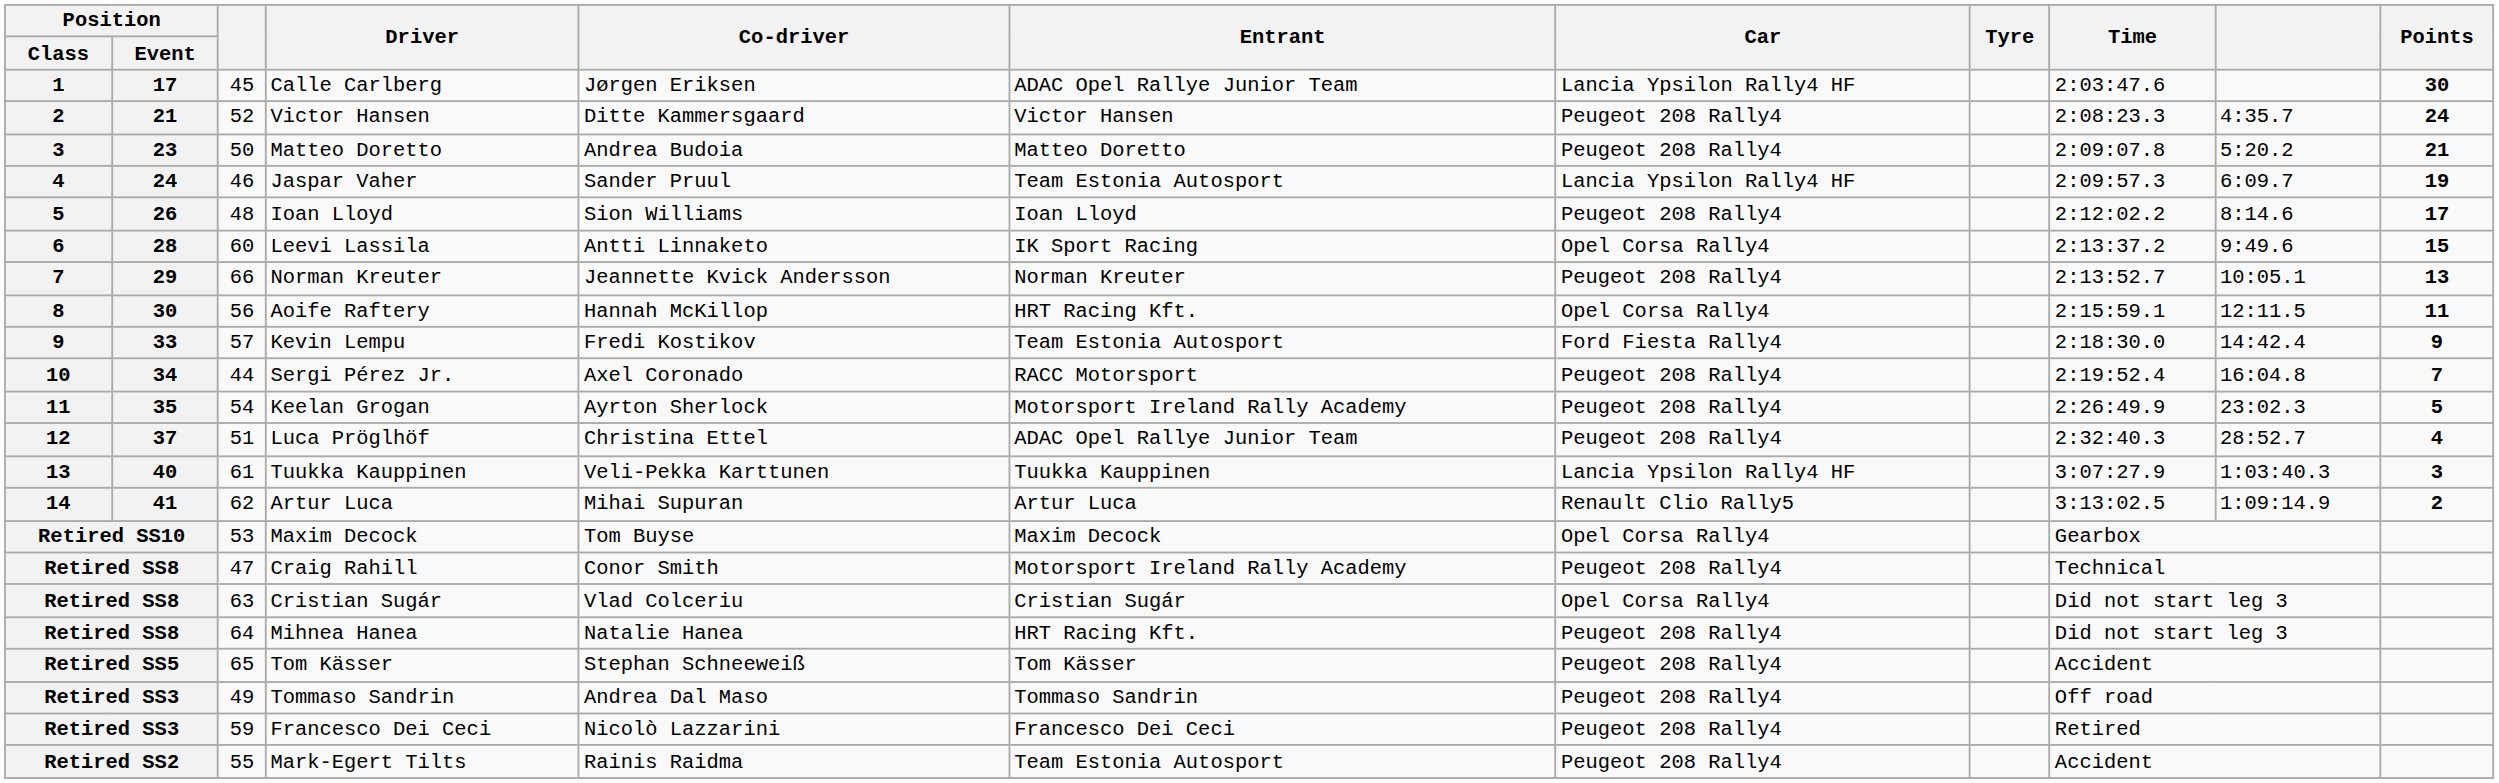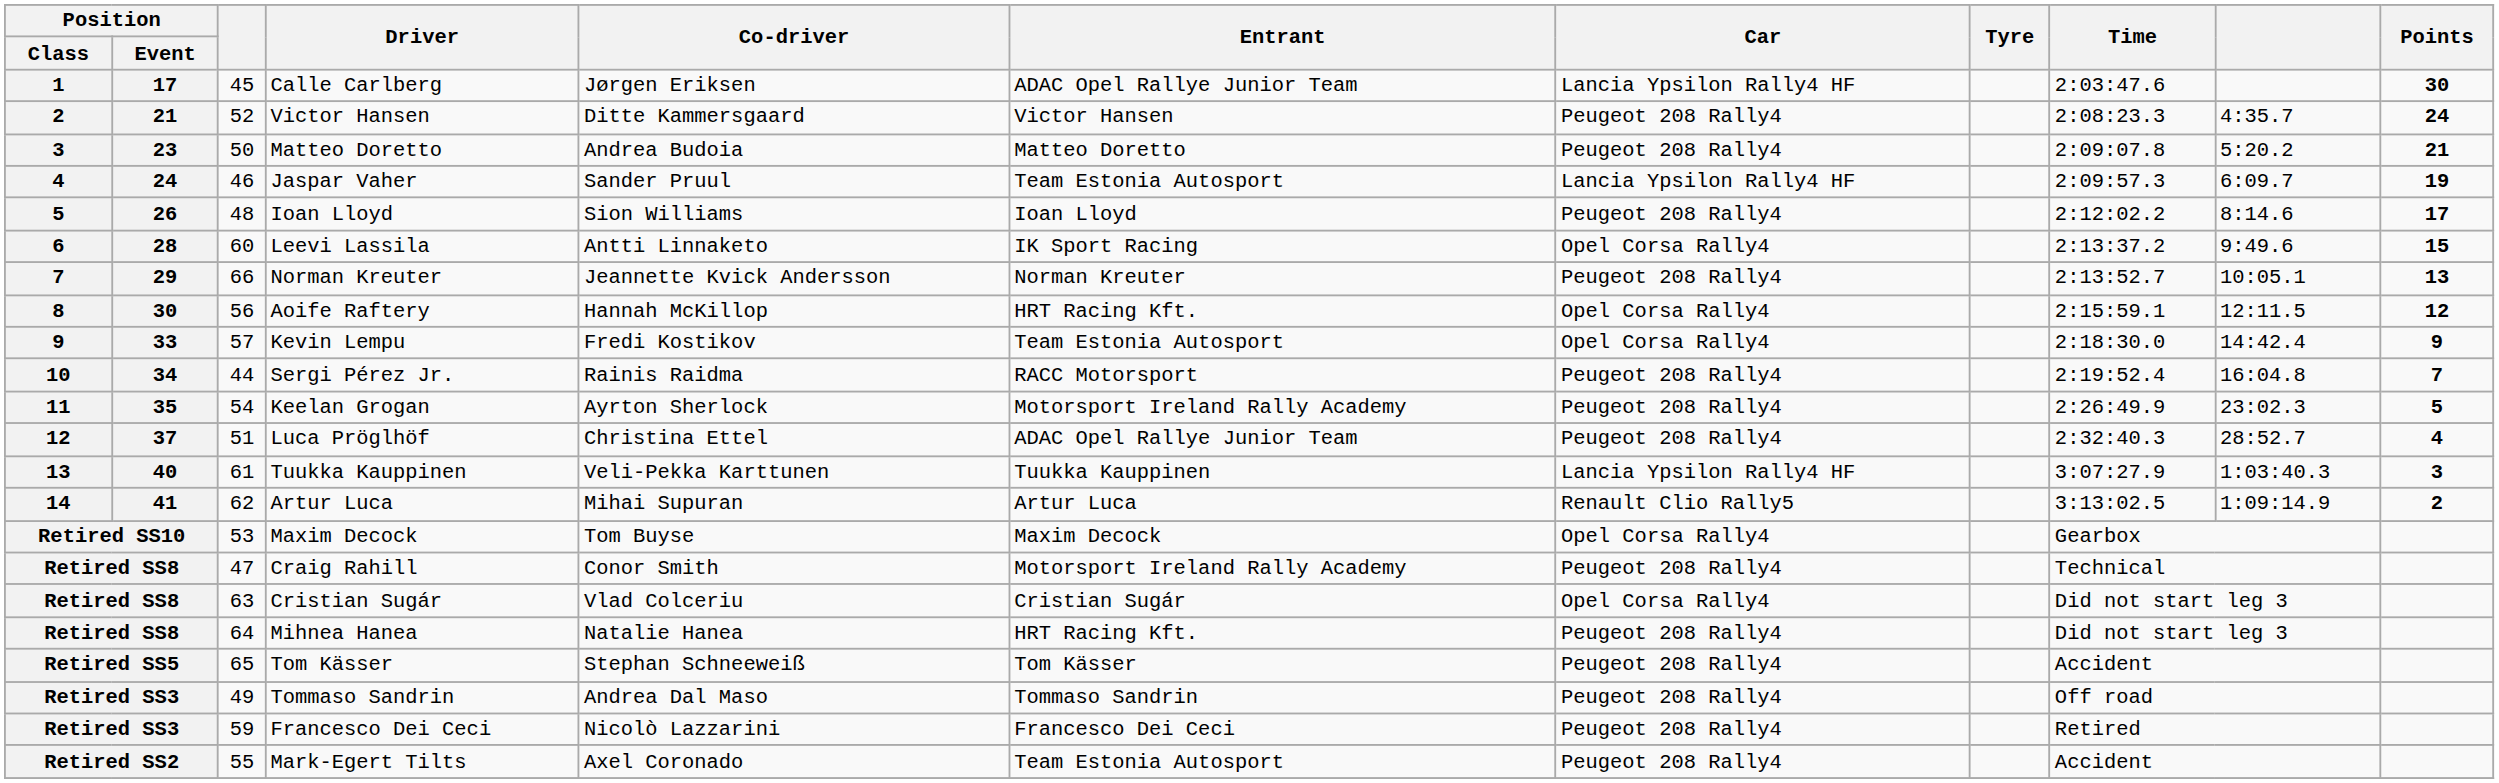(2437, 311) 11 -> (2437, 311) 12
(1671, 343) Ford Fiesta Rally4 -> (1665, 343) Opel Corsa Rally4
(664, 375) Axel Coronado -> (664, 375) Rainis Raidma
(664, 762) Rainis Raidma -> (664, 762) Axel Coronado
